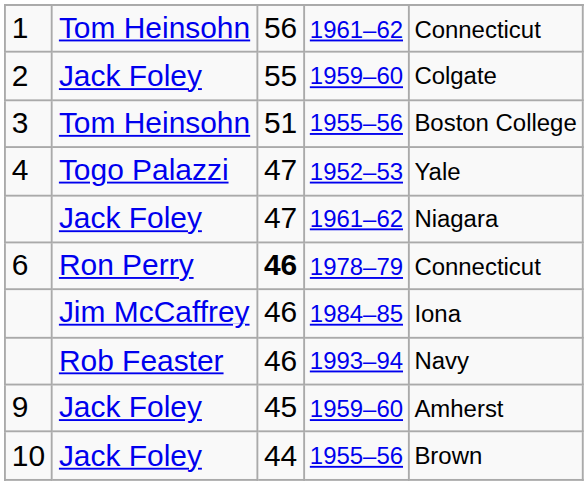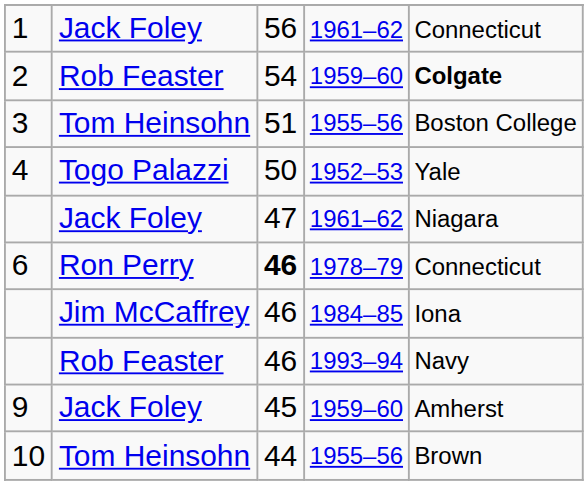(155, 28) Tom Heinsohn -> (130, 28) Jack Foley
(130, 75) Jack Foley -> (141, 75) Rob Feaster
(281, 75) 55 -> (281, 75) 54
(456, 76) normal -> (458, 76) bold
(281, 170) 47 -> (281, 170) 50
(130, 455) Jack Foley -> (155, 455) Tom Heinsohn
